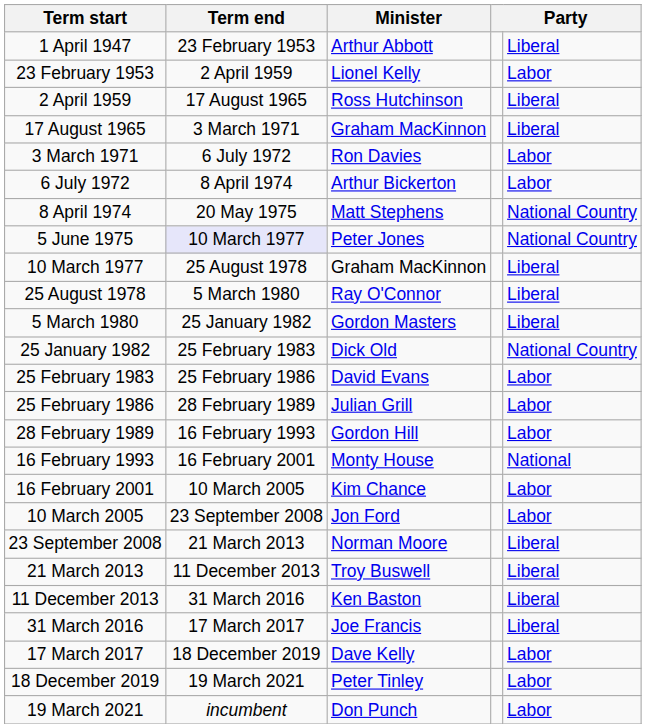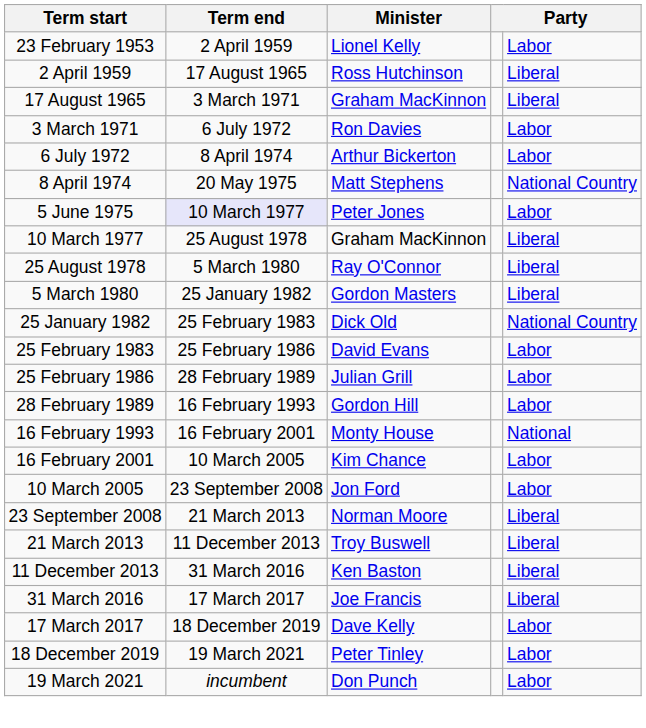- row: (85, 45)
(572, 239) National Country -> (529, 211) Labor
